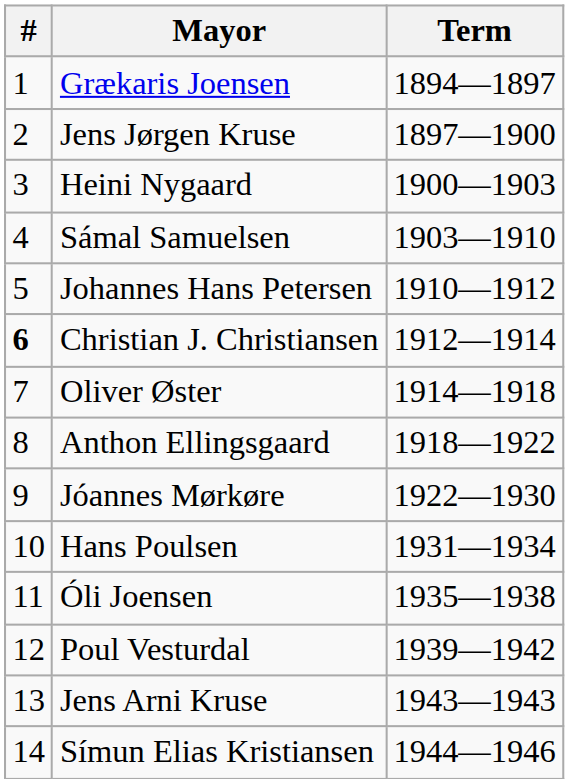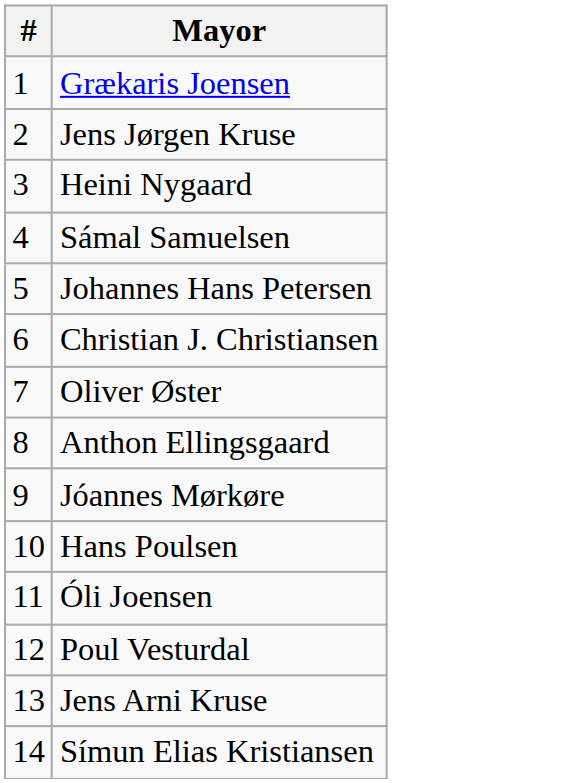- column: (475, 30)
(21, 339) bold -> (21, 339) normal
